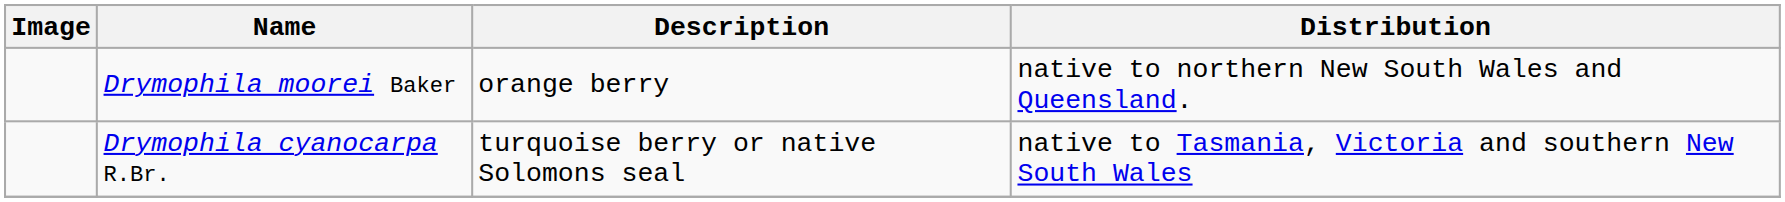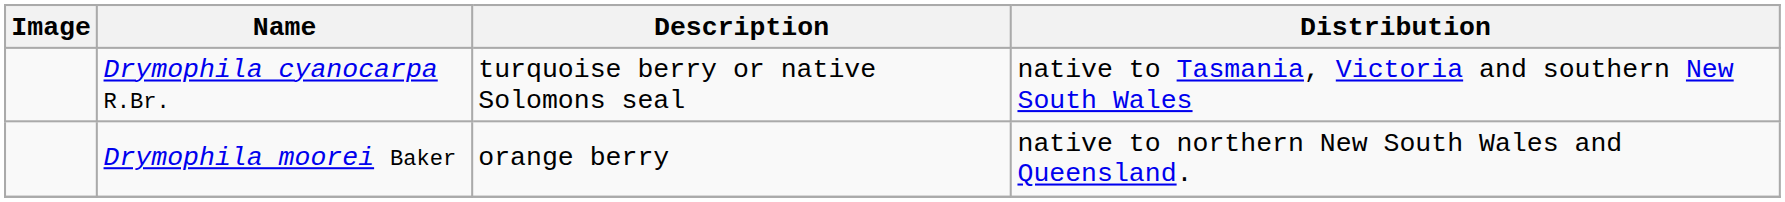rows swapped: (271, 158) <-> (280, 85)
